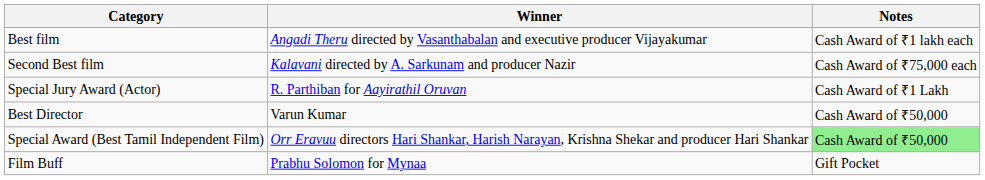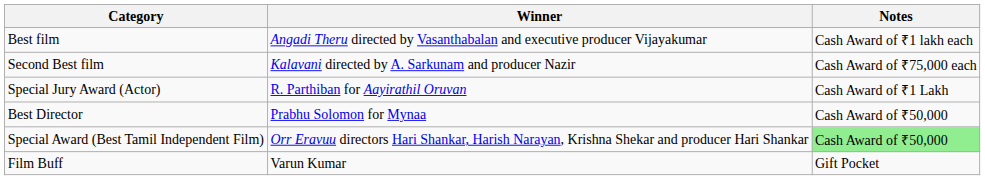(308, 114) Varun Kumar -> (348, 114) Prabhu Solomon for Mynaa
(348, 163) Prabhu Solomon for Mynaa -> (308, 163) Varun Kumar
